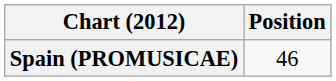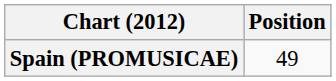(287, 57) 46 -> (287, 57) 49
